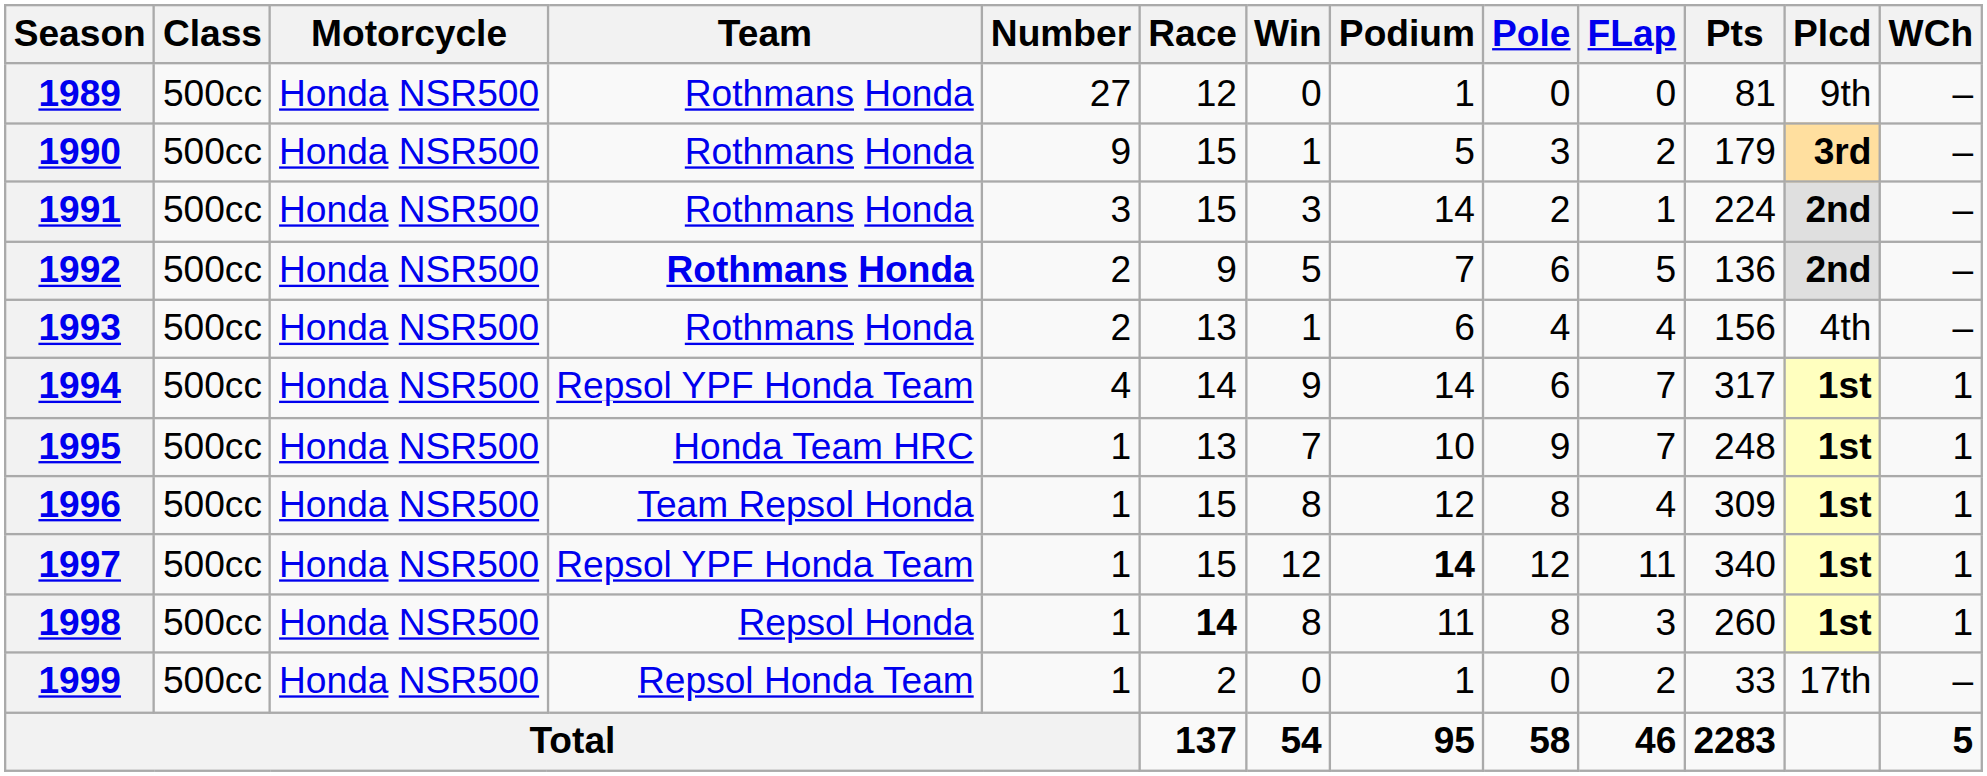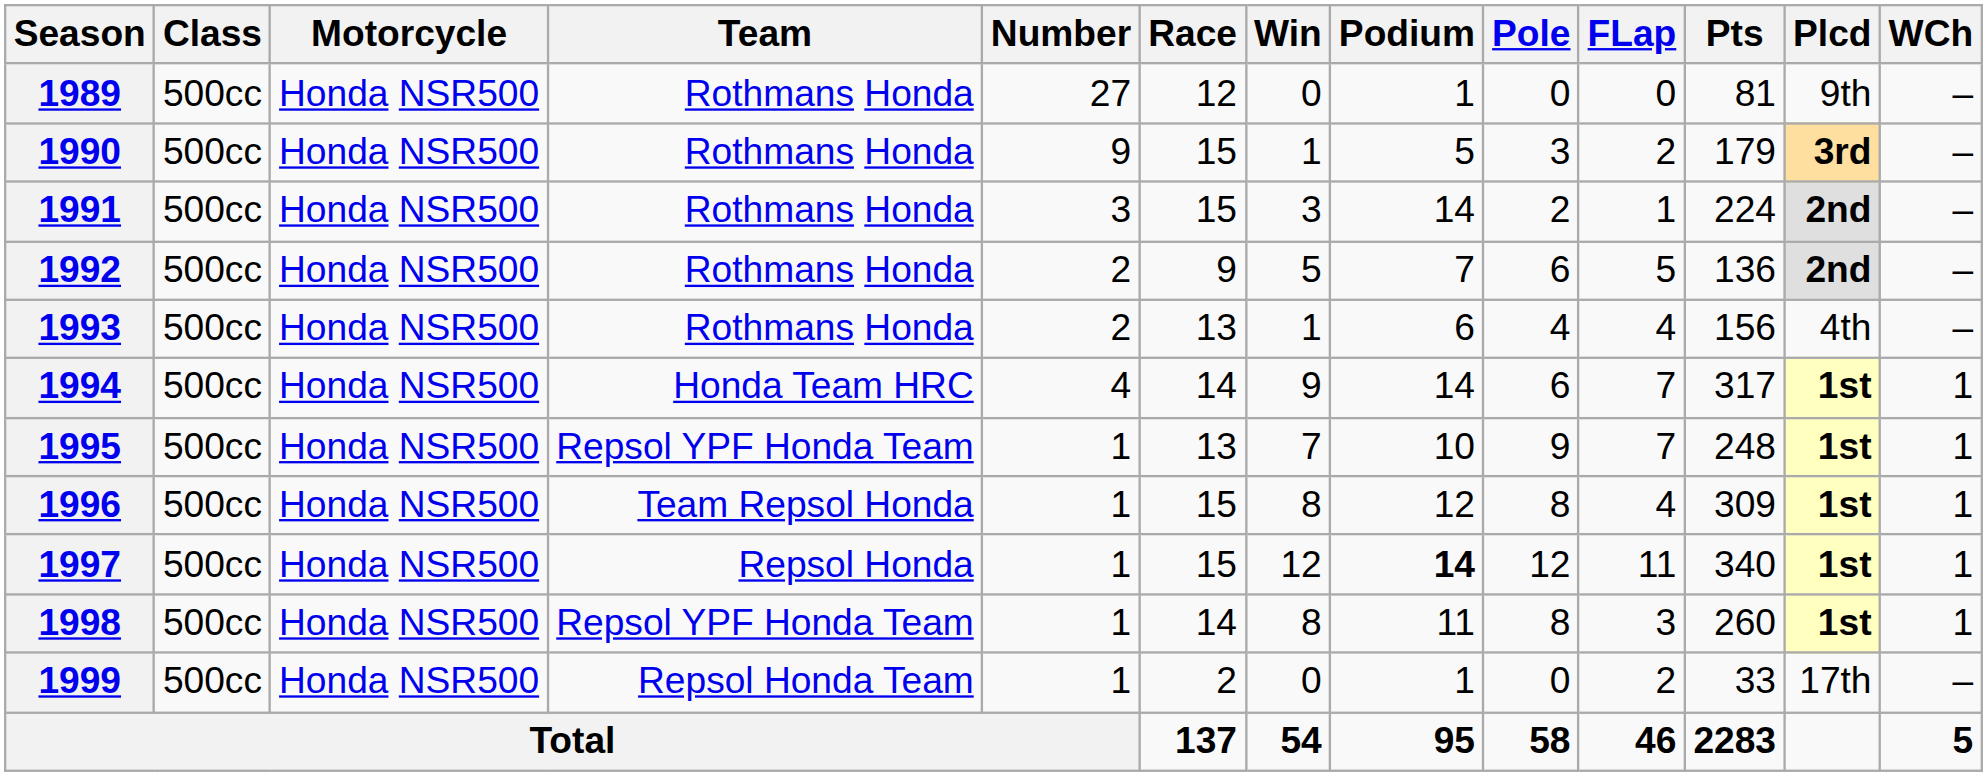(820, 269) bold -> (829, 269) normal
(765, 387) Repsol YPF Honda Team -> (823, 387) Honda Team HRC
(823, 446) Honda Team HRC -> (765, 446) Repsol YPF Honda Team
(765, 563) Repsol YPF Honda Team -> (856, 563) Repsol Honda
(856, 622) Repsol Honda -> (765, 622) Repsol YPF Honda Team
(1216, 622) bold -> (1216, 622) normal
